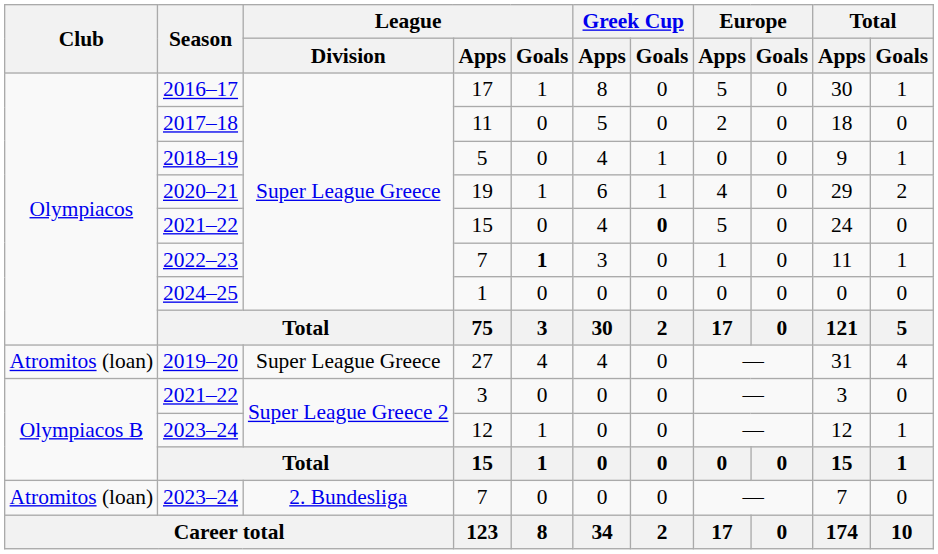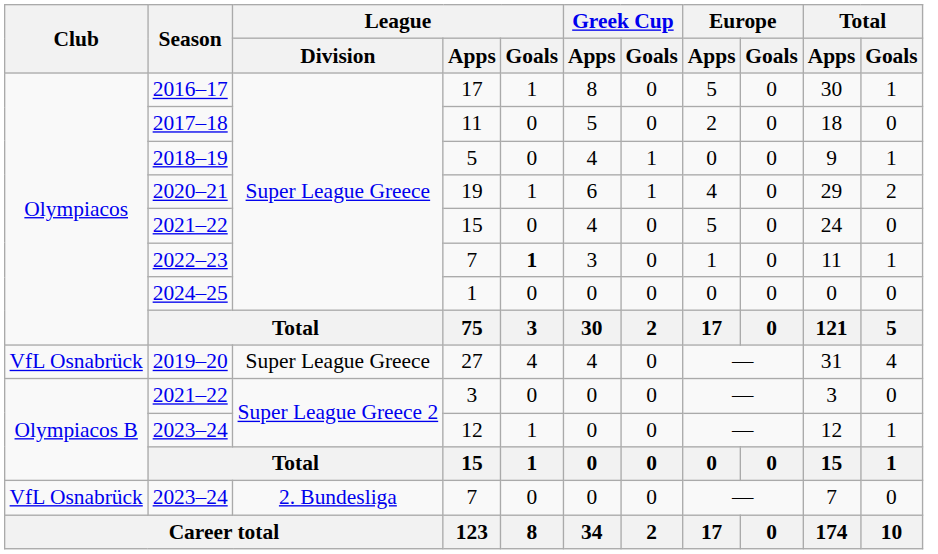(662, 225) bold -> (652, 225) normal
(81, 361) Atromitos (loan) -> (76, 361) VfL Osnabrück
(81, 497) Atromitos (loan) -> (76, 497) VfL Osnabrück
